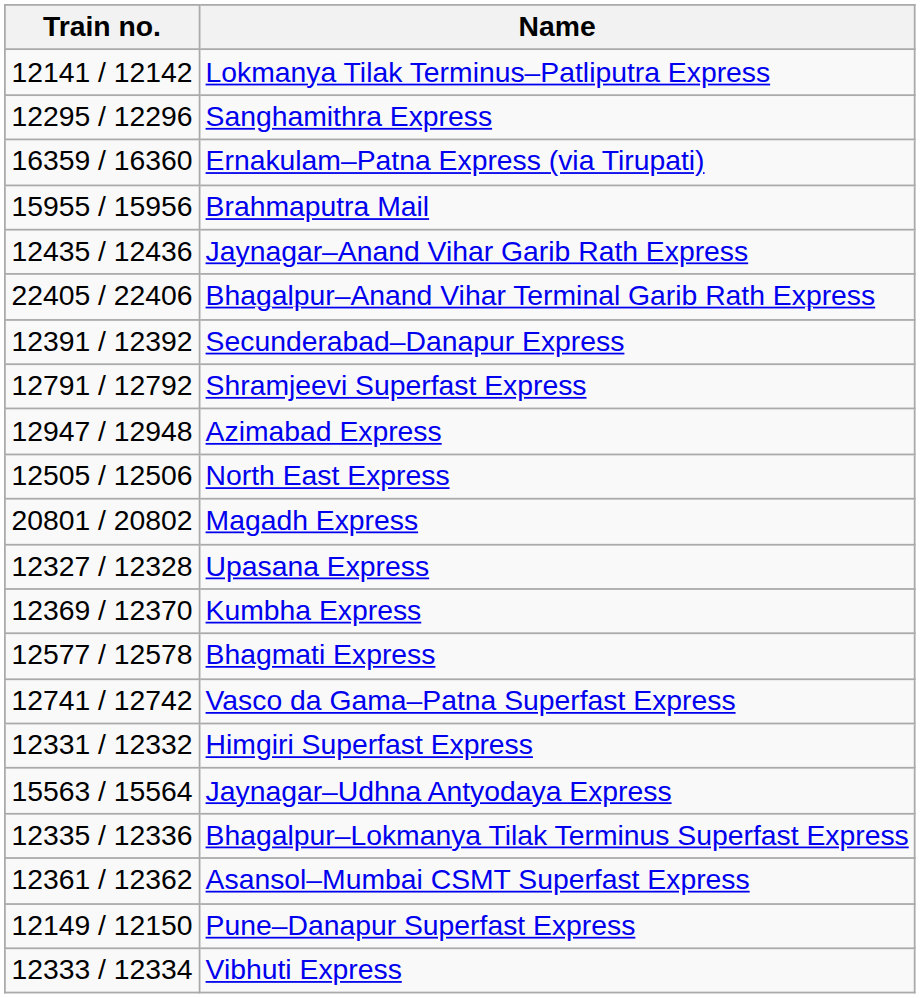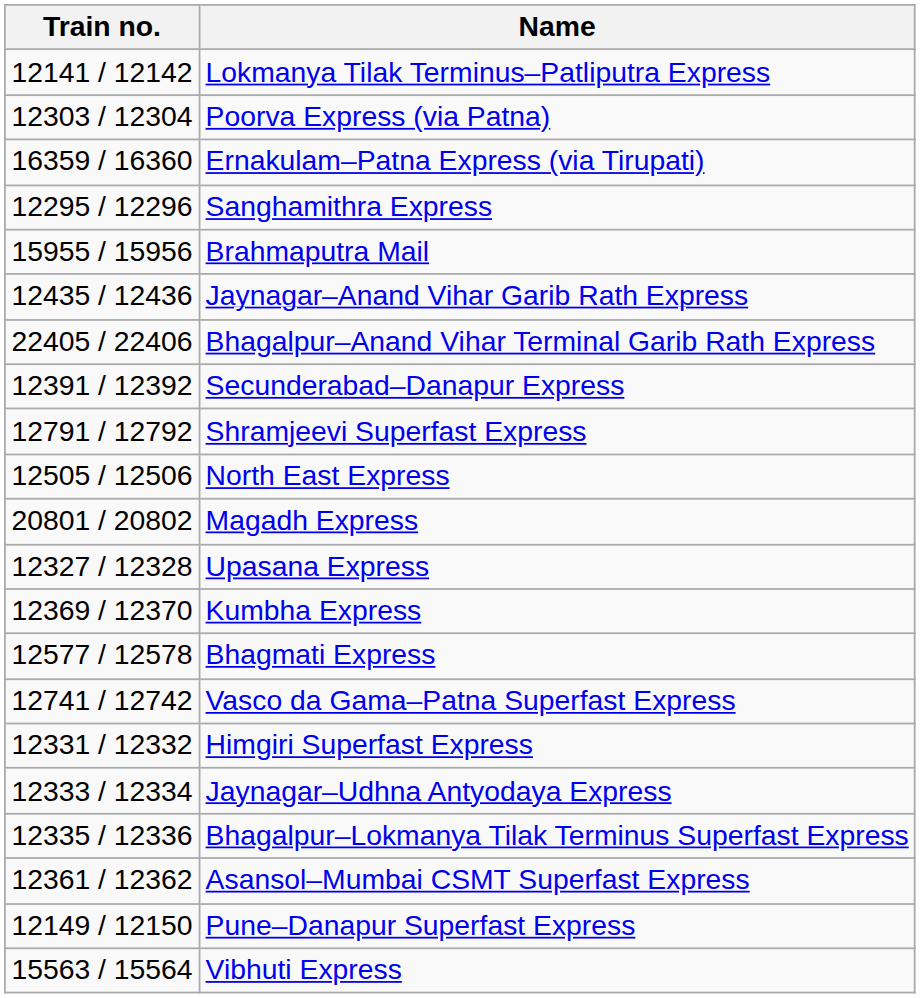+ row: (378, 116)
rows swapped: (349, 116) <-> (455, 161)
- row: (324, 431)
(102, 790) 15563 / 15564 -> (102, 790) 12333 / 12334
(102, 970) 12333 / 12334 -> (102, 970) 15563 / 15564
